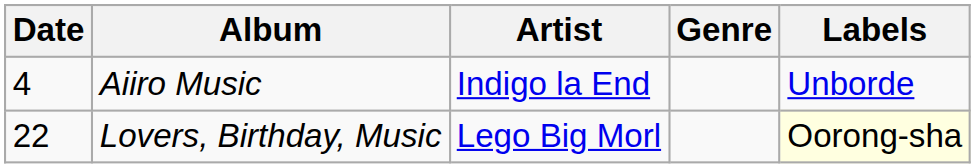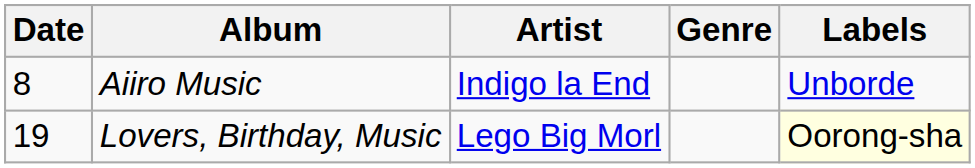(22, 83) 4 -> (22, 83) 8
(31, 135) 22 -> (31, 135) 19
